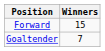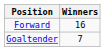(80, 25) 15 -> (80, 25) 16
